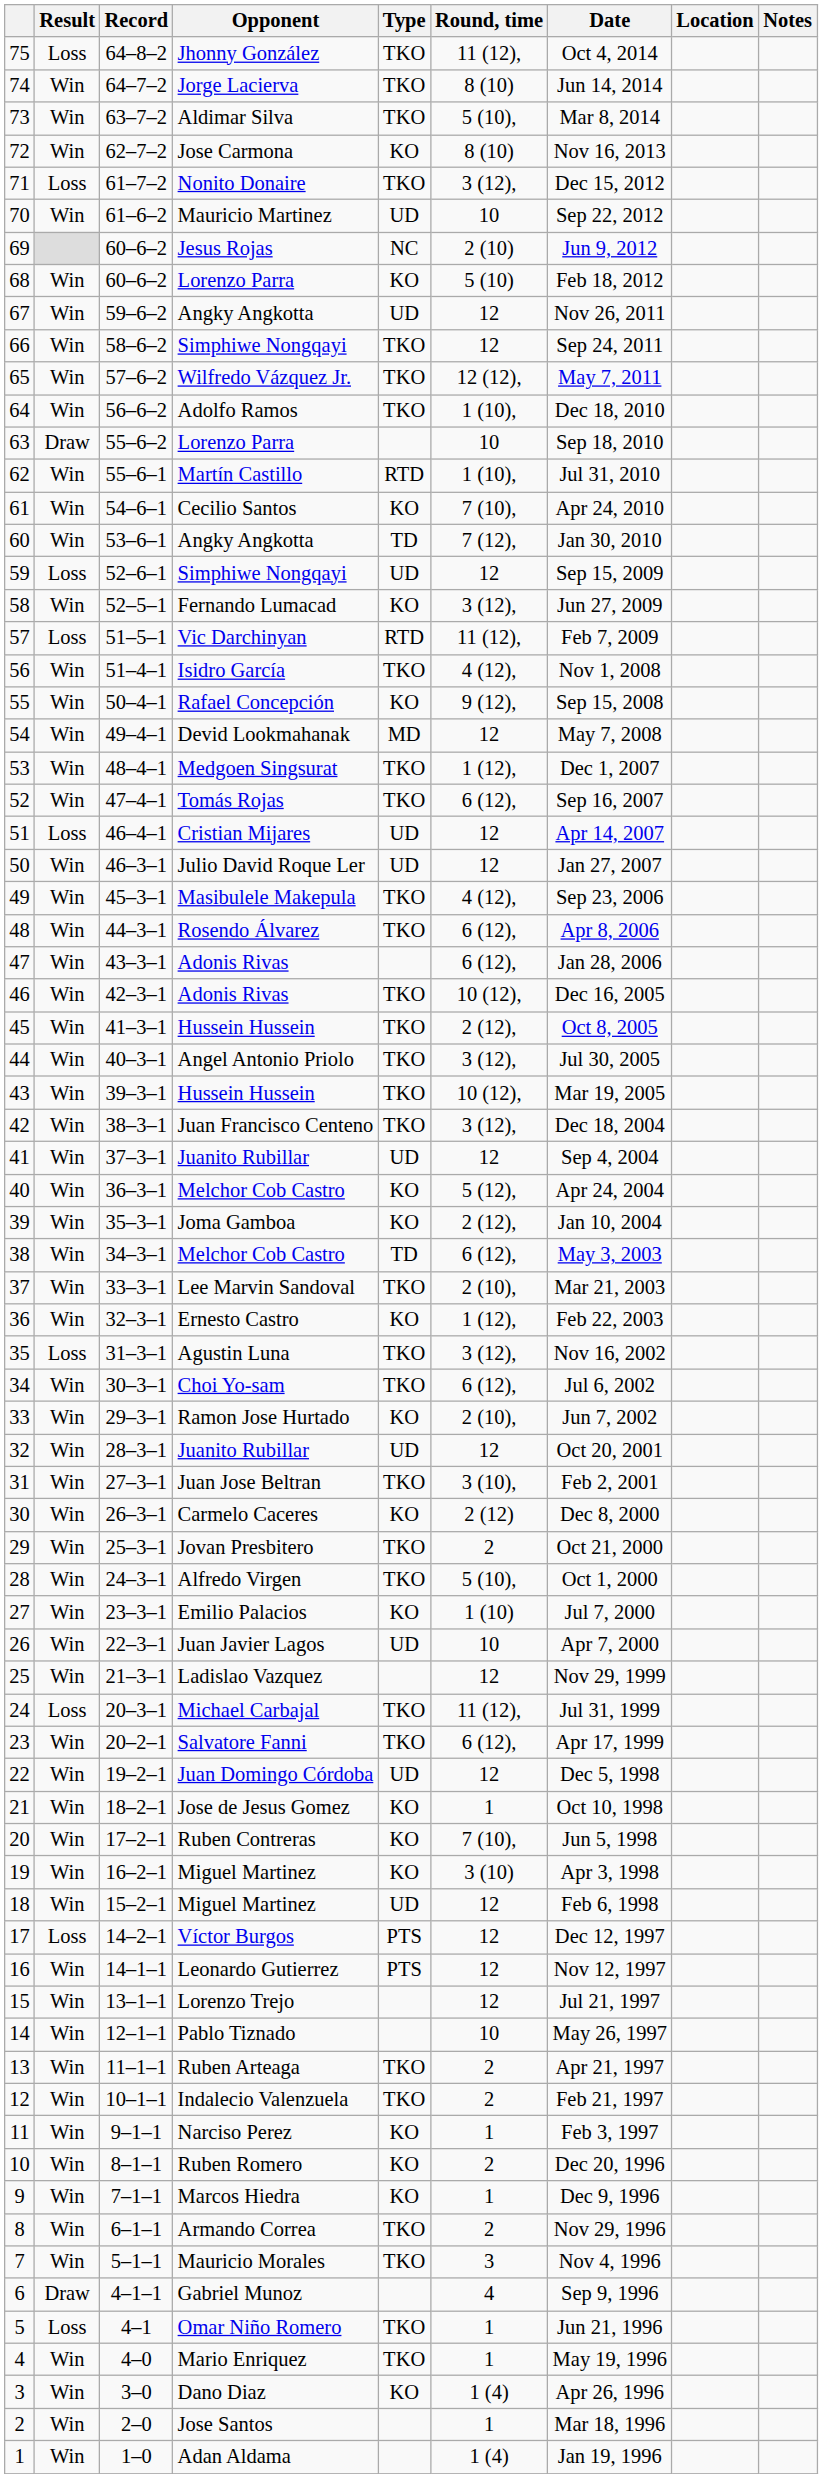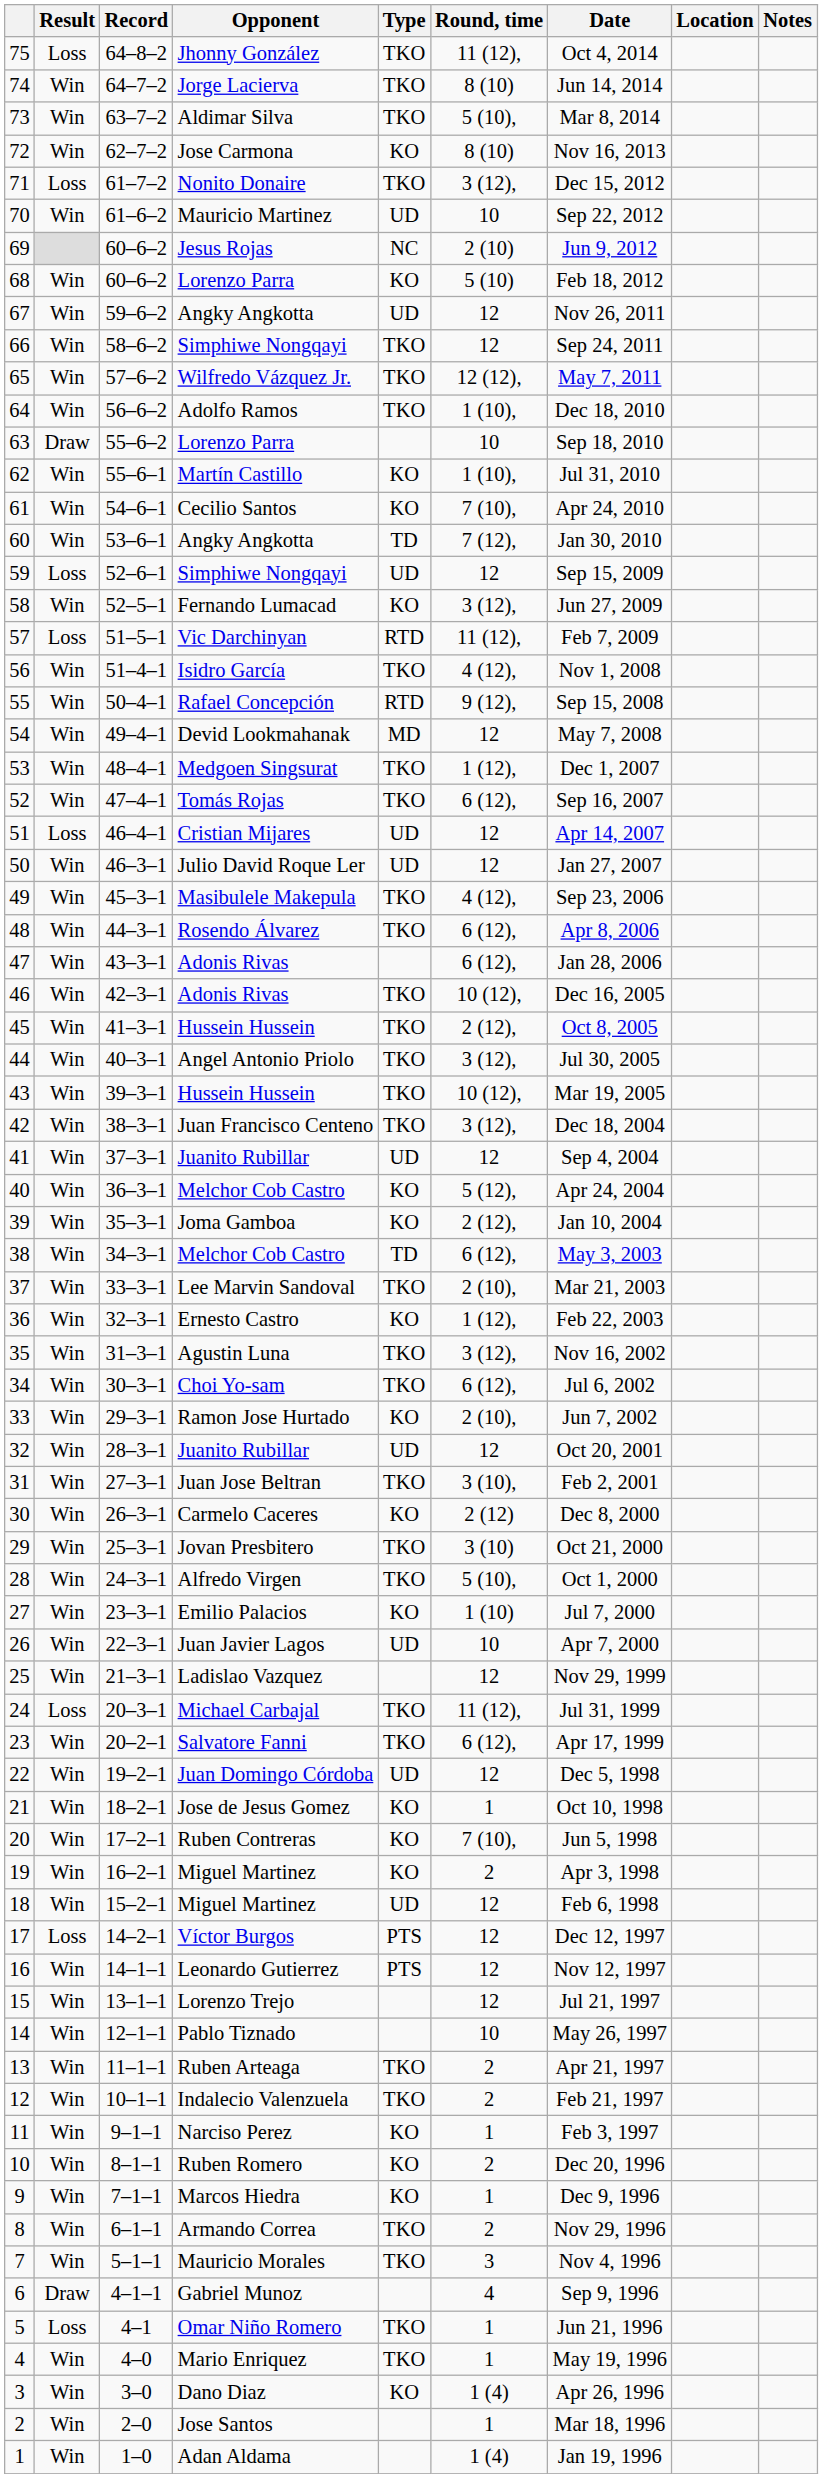(404, 475) RTD -> (404, 475) KO
(404, 702) KO -> (404, 702) RTD
(67, 1352) Loss -> (67, 1352) Win
(489, 1547) 2 -> (489, 1547) 3 (10)
(489, 1872) 3 (10) -> (489, 1872) 2
